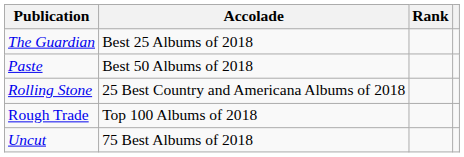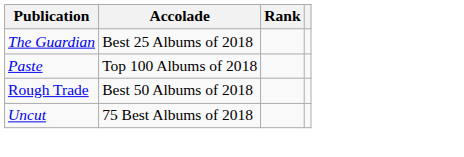(178, 66) Best 50 Albums of 2018 -> (180, 66) Top 100 Albums of 2018
- row: (50, 90)
(180, 115) Top 100 Albums of 2018 -> (178, 90) Best 50 Albums of 2018
